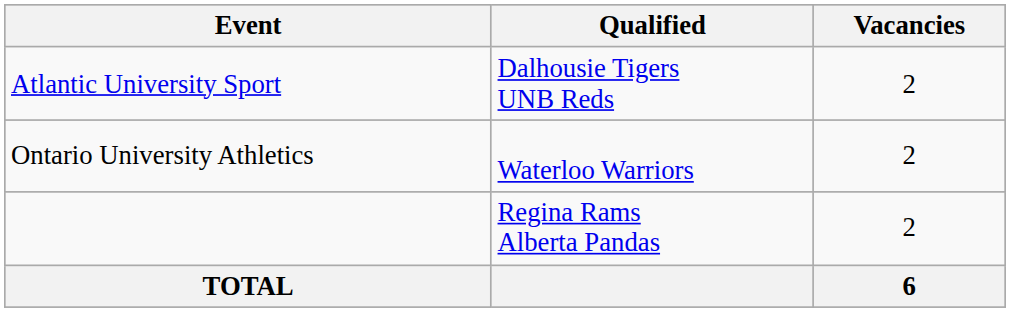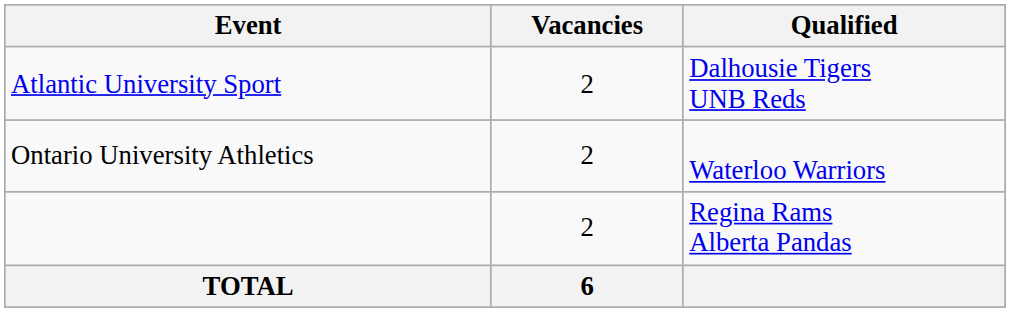columns swapped: (909, 25) <-> (652, 25)
